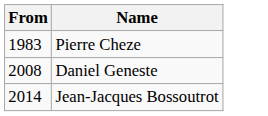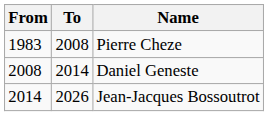+ column: (72, 17)
